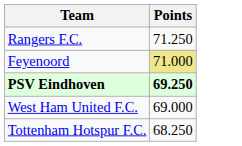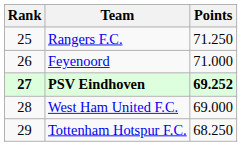+ column: (25, 15)
(173, 61) khaki background -> (213, 61) no background
(173, 84) 69.250 -> (213, 84) 69.252
